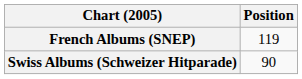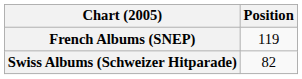(269, 62) 90 -> (269, 62) 82
